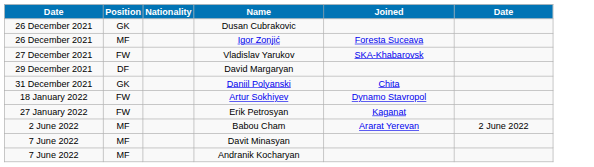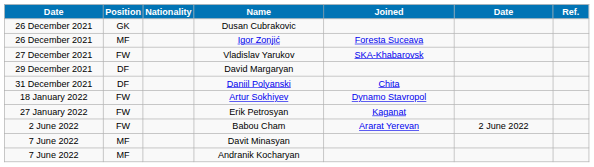+ column: (571, 12)
(123, 84) GK -> (123, 84) DF
(123, 127) MF -> (123, 127) FW
